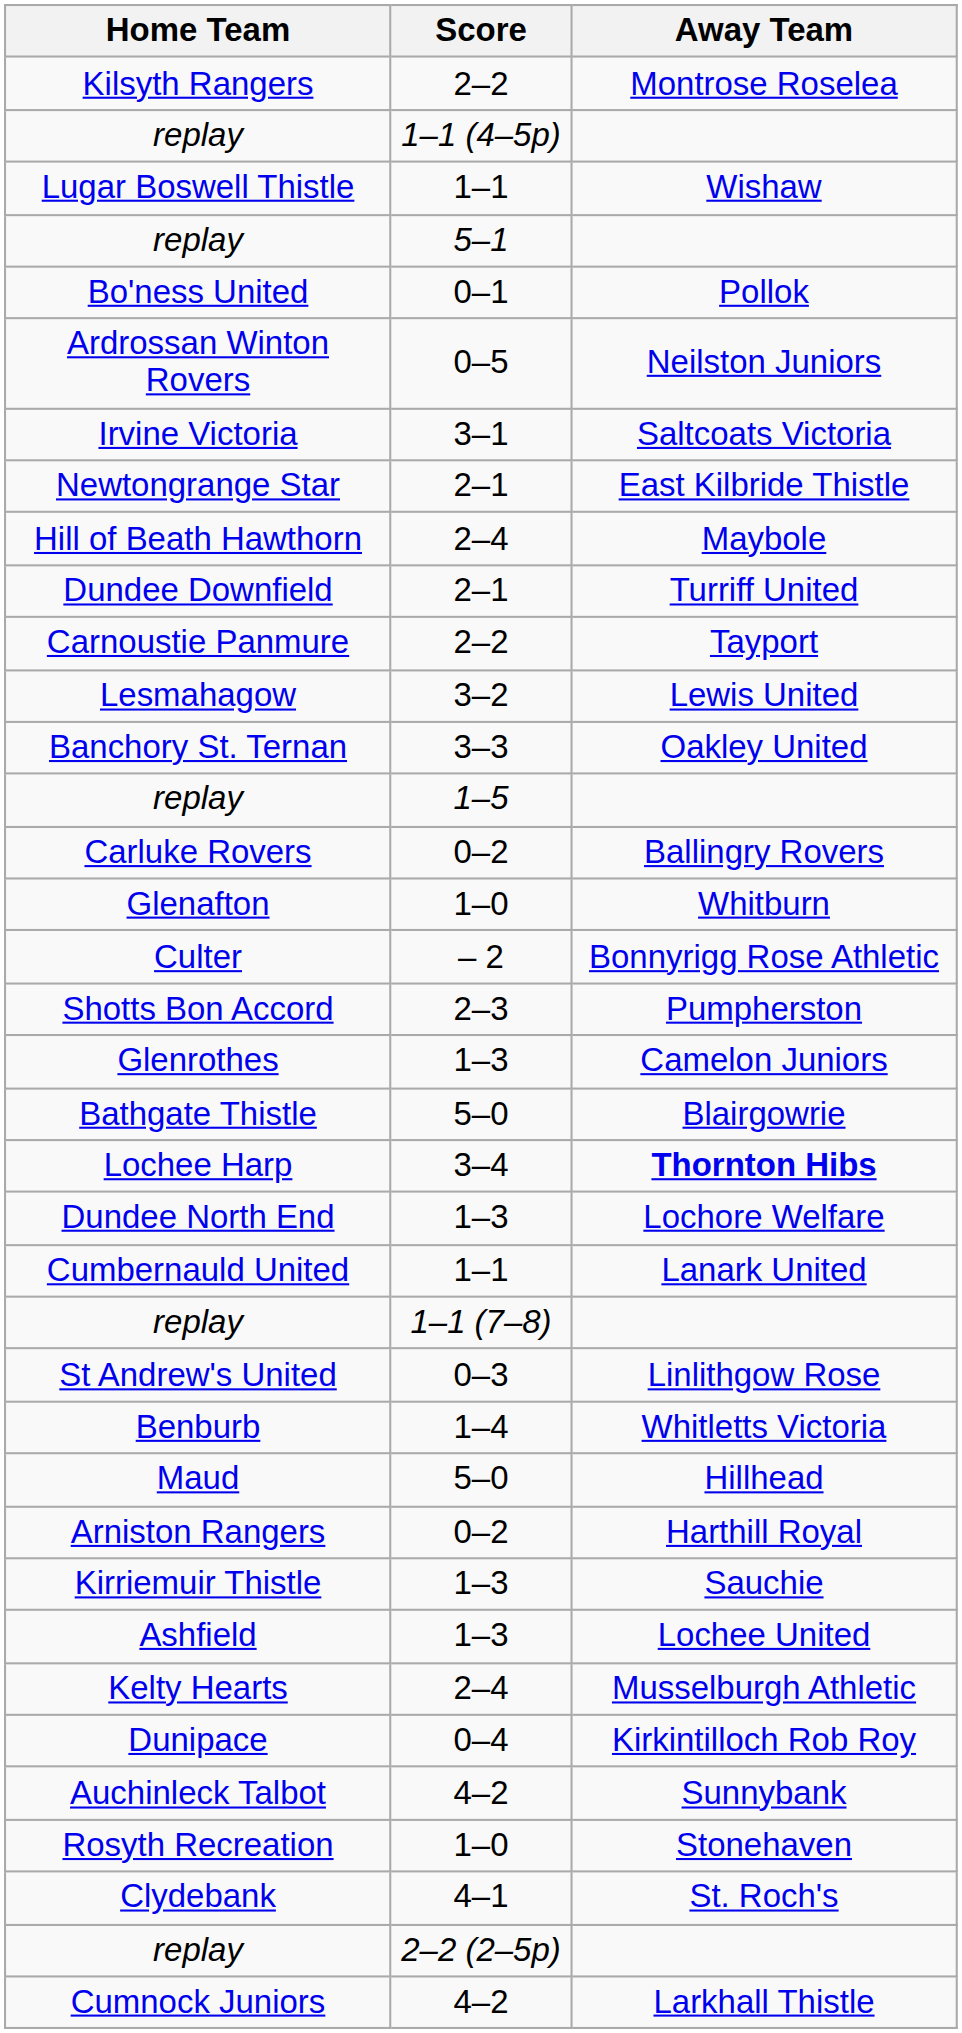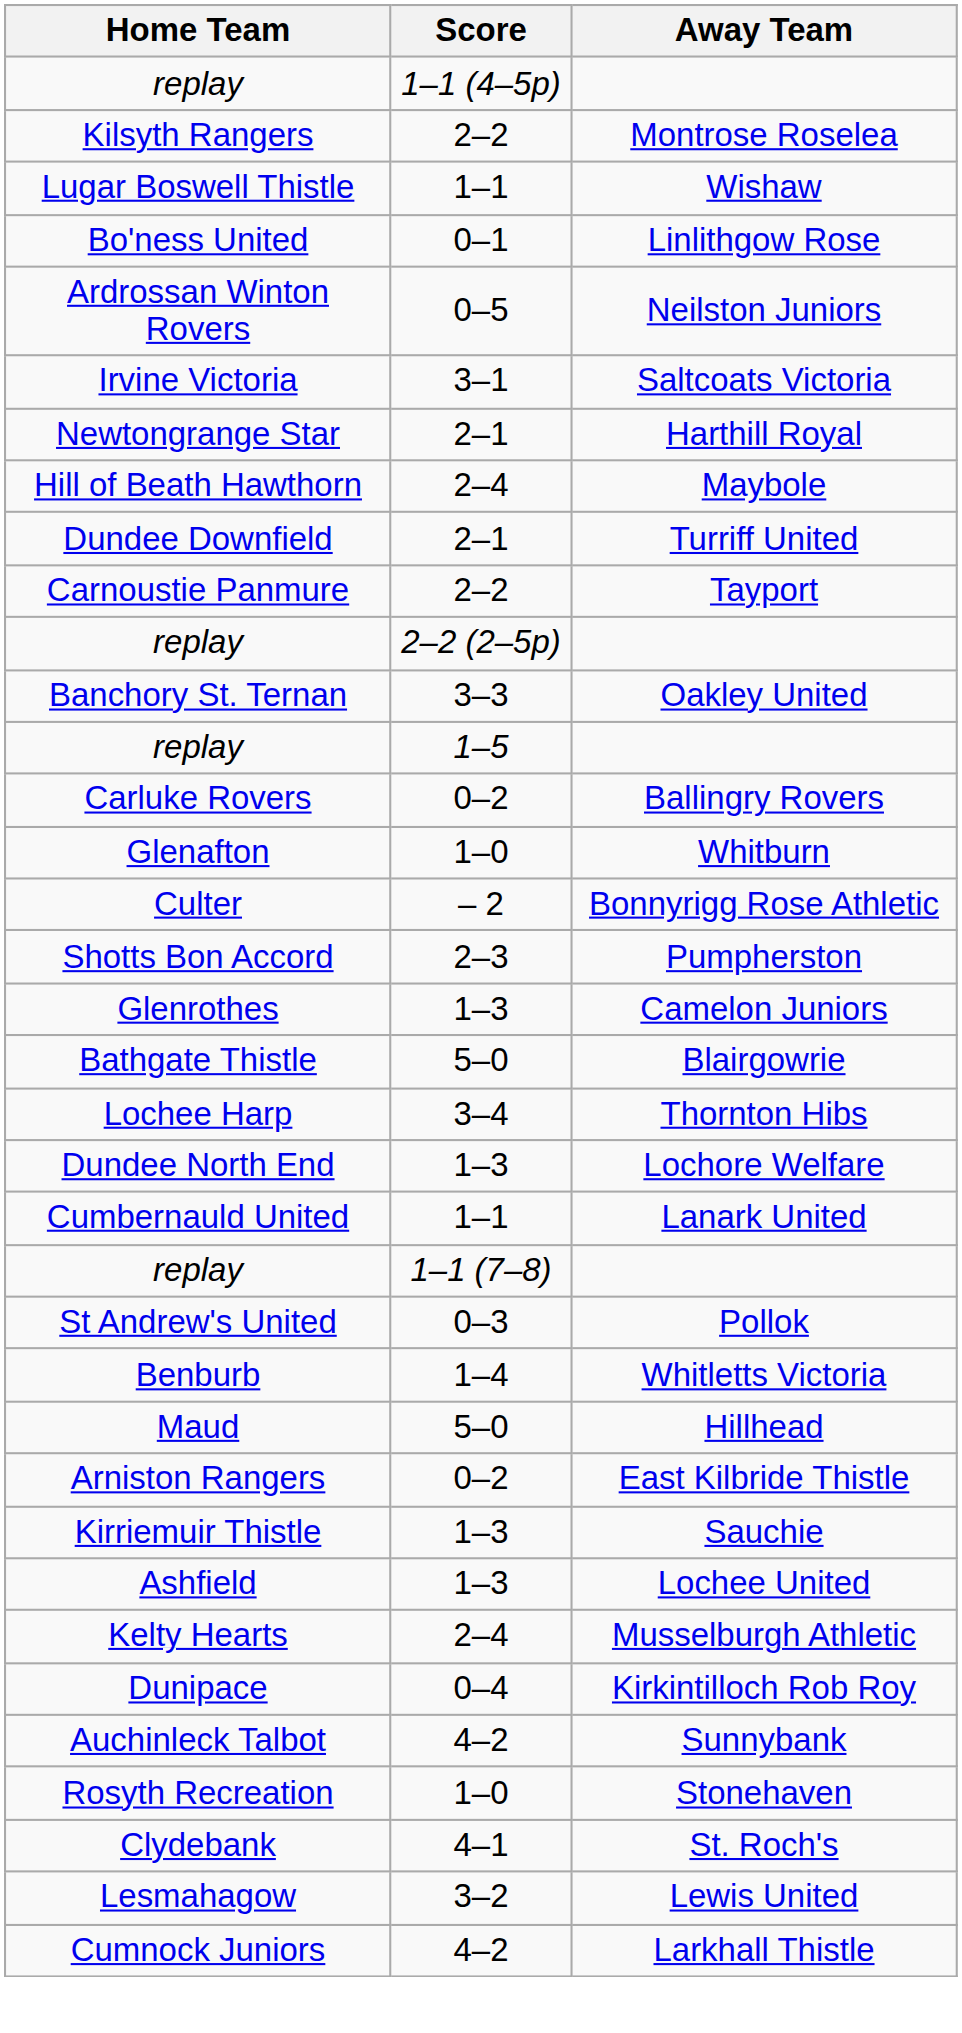rows swapped: (198, 82) <-> (198, 135)
- row: (198, 239)
(764, 291) Pollok -> (764, 239) Linlithgow Rose
(764, 485) East Kilbride Thistle -> (764, 433) Harthill Royal
rows swapped: (198, 1949) <-> (198, 694)
(764, 1165) bold -> (764, 1113) normal
(764, 1374) Linlithgow Rose -> (764, 1322) Pollok
(764, 1531) Harthill Royal -> (764, 1479) East Kilbride Thistle
